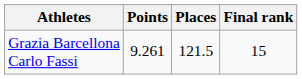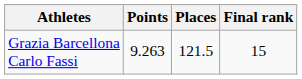(147, 52) 9.261 -> (147, 52) 9.263
